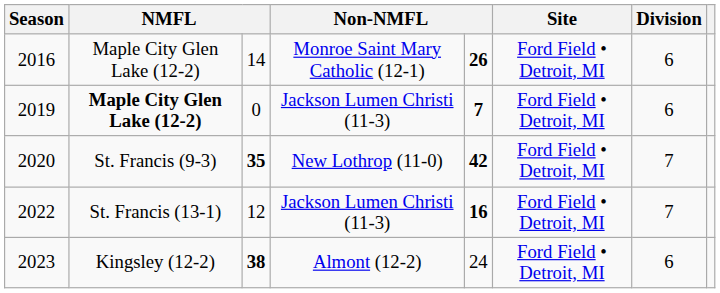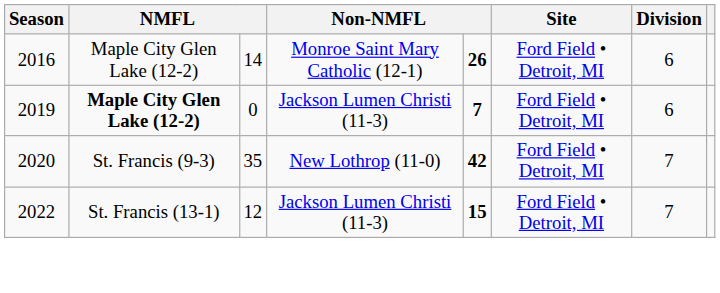(256, 161) bold -> (253, 161) normal
(478, 211) 16 -> (477, 211) 15
- row: (36, 262)
